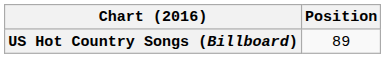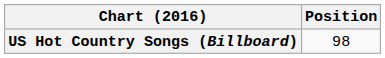(341, 41) 89 -> (341, 41) 98
